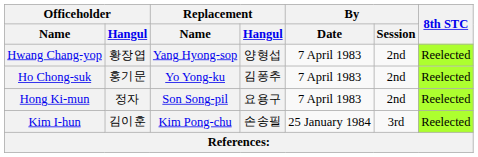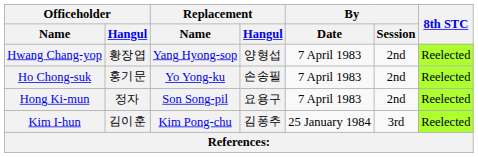(263, 76) 김퐁추 -> (263, 76) 손송필
(263, 121) 손송필 -> (263, 121) 김퐁추
